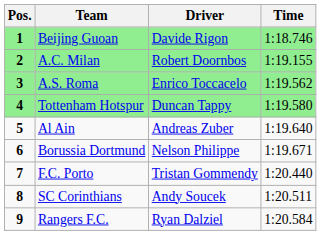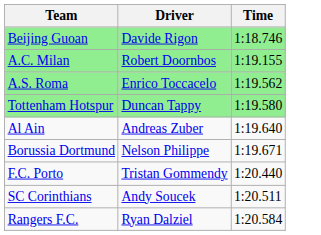- column: (20, 15)
